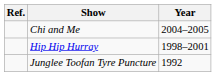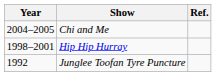columns swapped: (185, 12) <-> (16, 12)
